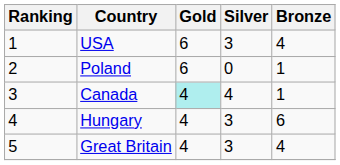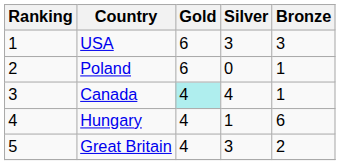(281, 43) 4 -> (281, 43) 3
(229, 120) 3 -> (229, 120) 1
(281, 146) 4 -> (281, 146) 2
